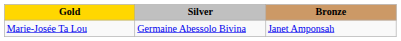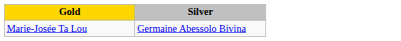- column: (331, 12)
